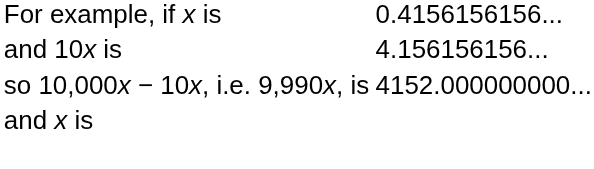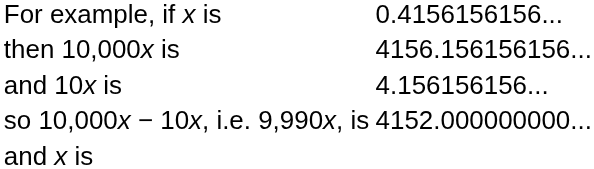+ row: (92, 49)
